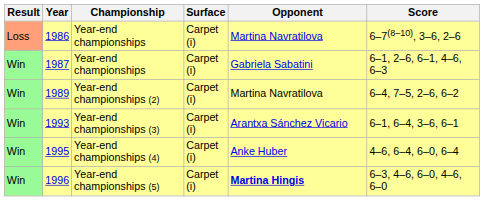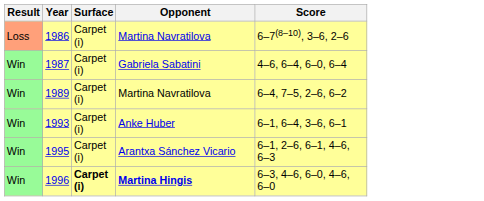- column: (128, 13)
(416, 65) 6–1, 2–6, 6–1, 4–6, 6–3 -> (302, 65) 4–6, 6–4, 6–0, 6–4
(289, 123) Arantxa Sánchez Vicario -> (147, 123) Anke Huber
(259, 152) Anke Huber -> (177, 152) Arantxa Sánchez Vicario
(414, 152) 4–6, 6–4, 6–0, 6–4 -> (303, 152) 6–1, 2–6, 6–1, 4–6, 6–3
(202, 181) normal -> (91, 181) bold
